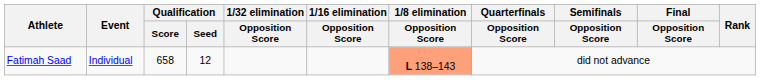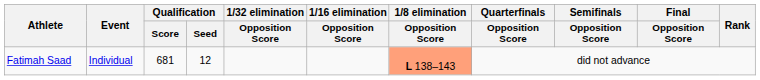(165, 61) 658 -> (165, 61) 681
